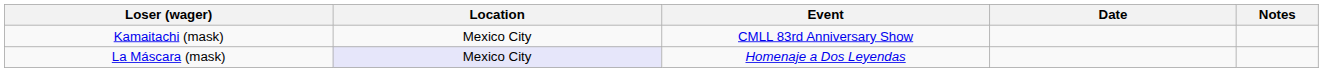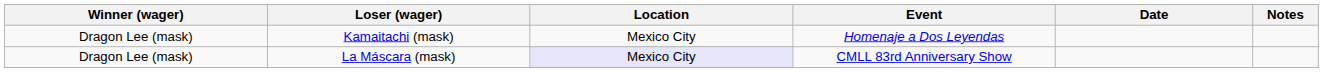+ column: (136, 15)
(826, 36) CMLL 83rd Anniversary Show -> (924, 36) Homenaje a Dos Leyendas
(826, 57) Homenaje a Dos Leyendas -> (924, 57) CMLL 83rd Anniversary Show
